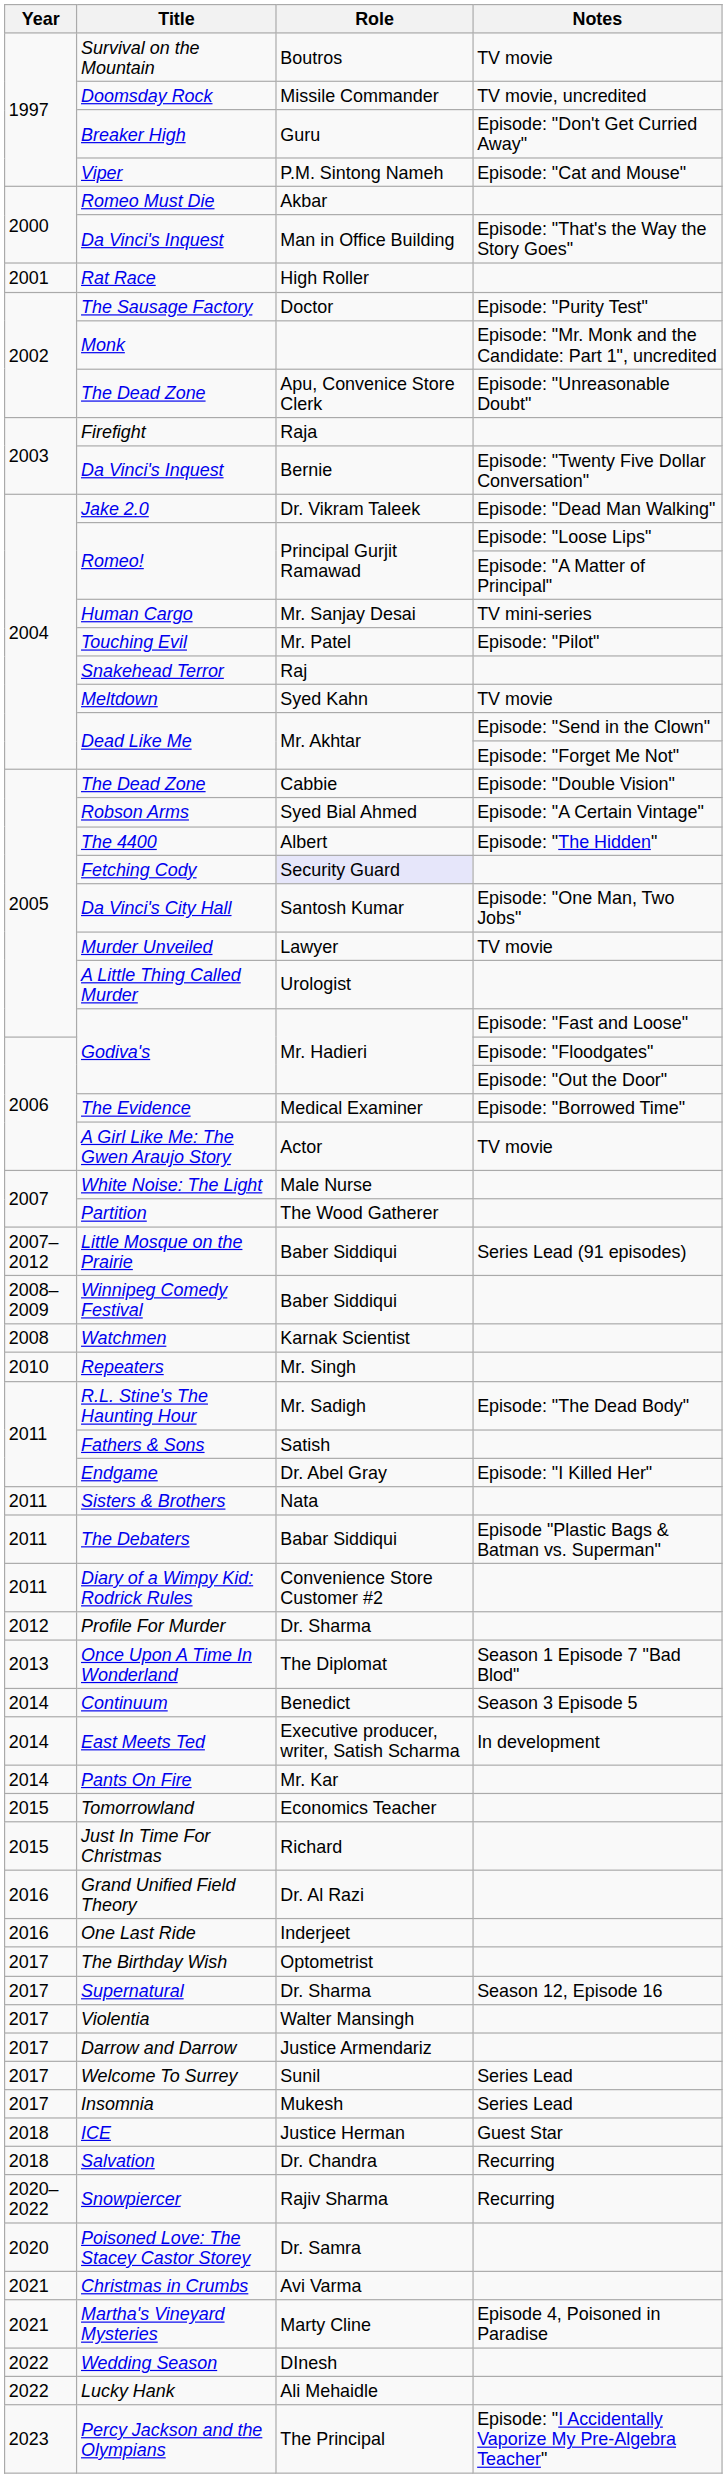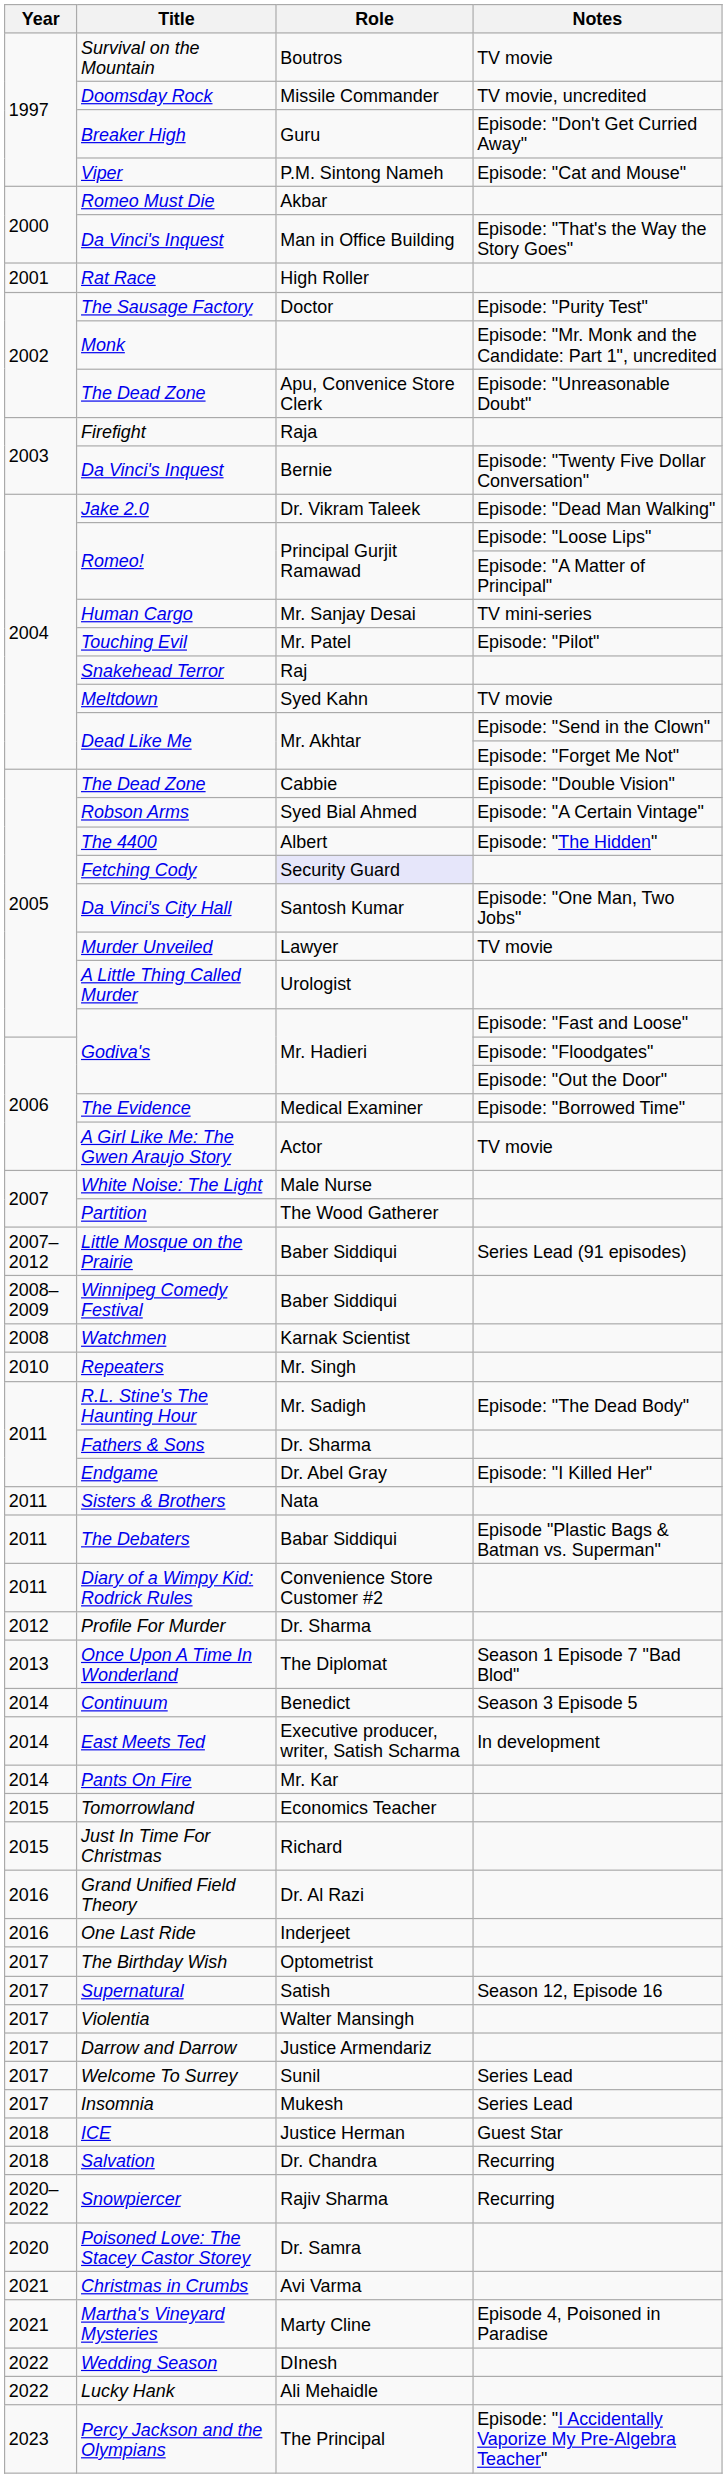(305, 1444) Satish -> (326, 1444) Dr. Sharma
(326, 1990) Dr. Sharma -> (305, 1990) Satish
